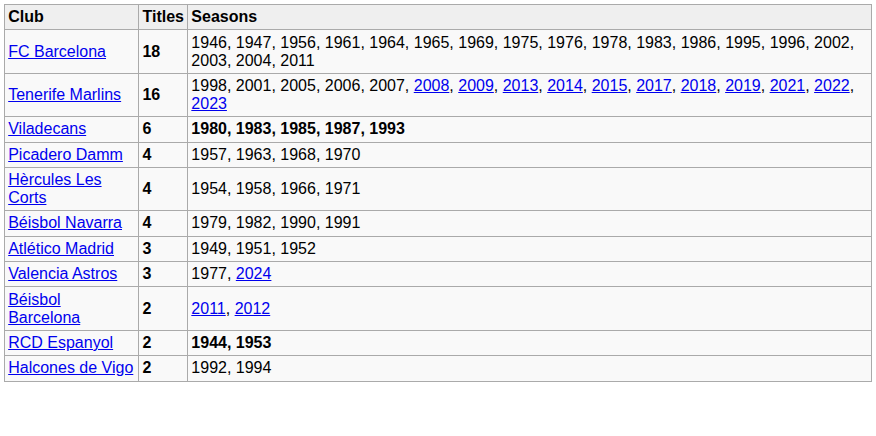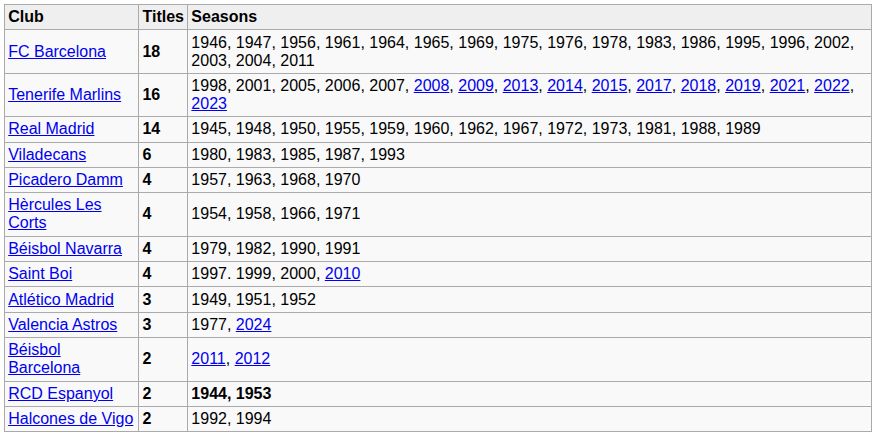+ row: (51, 129)
(298, 129) bold -> (298, 154) normal
+ row: (40, 274)
